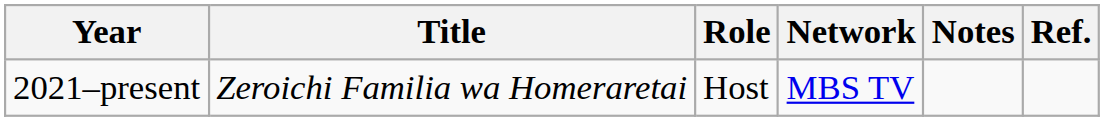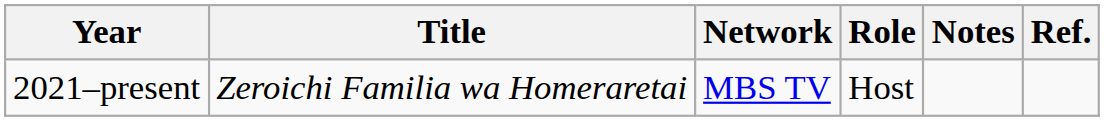columns swapped: (737, 32) <-> (851, 32)
